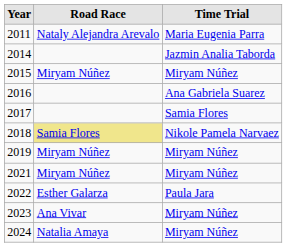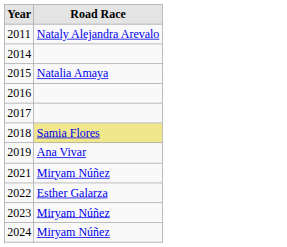- column: (222, 14)
(73, 73) Miryam Núñez -> (73, 73) Natalia Amaya
(73, 153) Miryam Núñez -> (61, 153) Ana Vivar
(61, 212) Ana Vivar -> (73, 212) Miryam Núñez
(73, 232) Natalia Amaya -> (73, 232) Miryam Núñez
